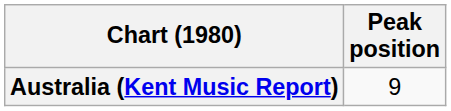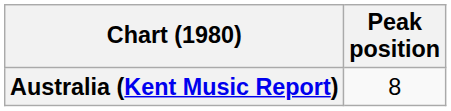(395, 86) 9 -> (395, 86) 8
